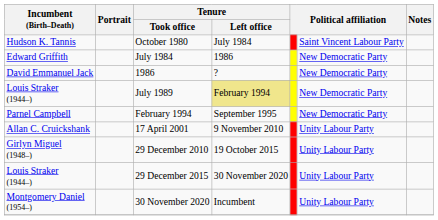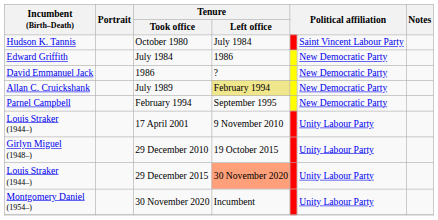(33, 93) Louis Straker (1944–) -> (48, 88) Allan C. Cruickshank
(48, 129) Allan C. Cruickshank -> (33, 124) Louis Straker (1944–)
(251, 176) no background -> (251, 176) lightsalmon background
